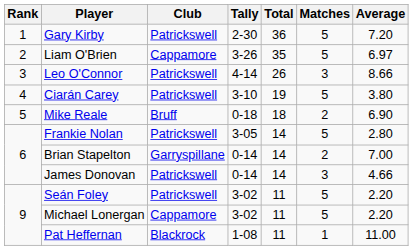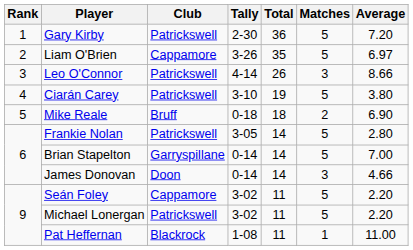(325, 154) 2 -> (325, 154) 5
(184, 174) Patrickswell -> (165, 174) Doon
(184, 194) Patrickswell -> (183, 194) Cappamore
(183, 214) Cappamore -> (184, 214) Patrickswell
